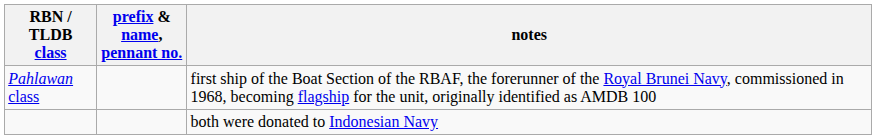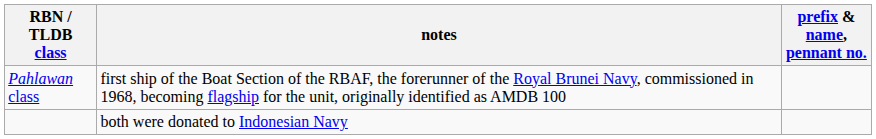columns swapped: (142, 35) <-> (529, 35)
